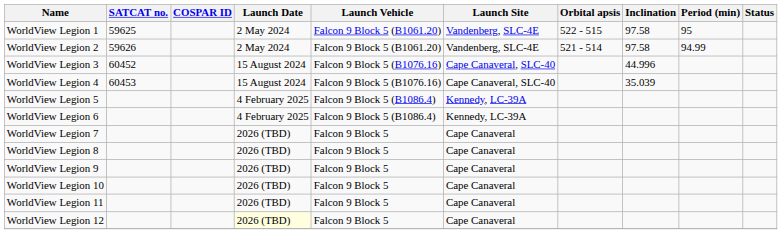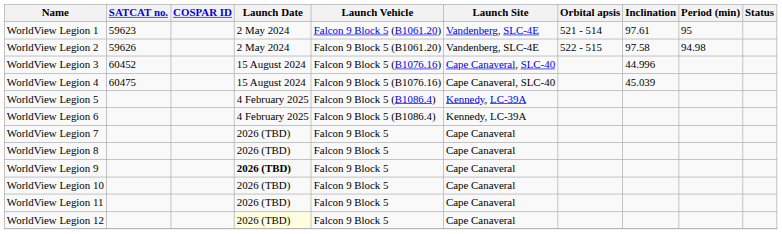(122, 30) 59625 -> (122, 30) 59623
(581, 30) 522 - 515 -> (581, 30) 521 - 514
(638, 30) 97.58 -> (638, 30) 97.61
(581, 47) 521 - 514 -> (581, 47) 522 - 515
(693, 47) 94.99 -> (693, 47) 94.98
(122, 82) 60453 -> (122, 82) 60475
(640, 82) 35.039 -> (640, 82) 45.039
(264, 168) normal -> (264, 168) bold
